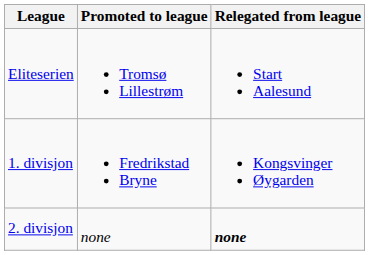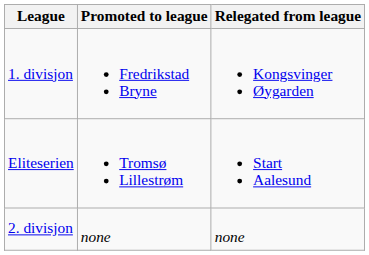rows swapped: (41, 73) <-> (40, 163)
(230, 237) bold -> (230, 237) normal
